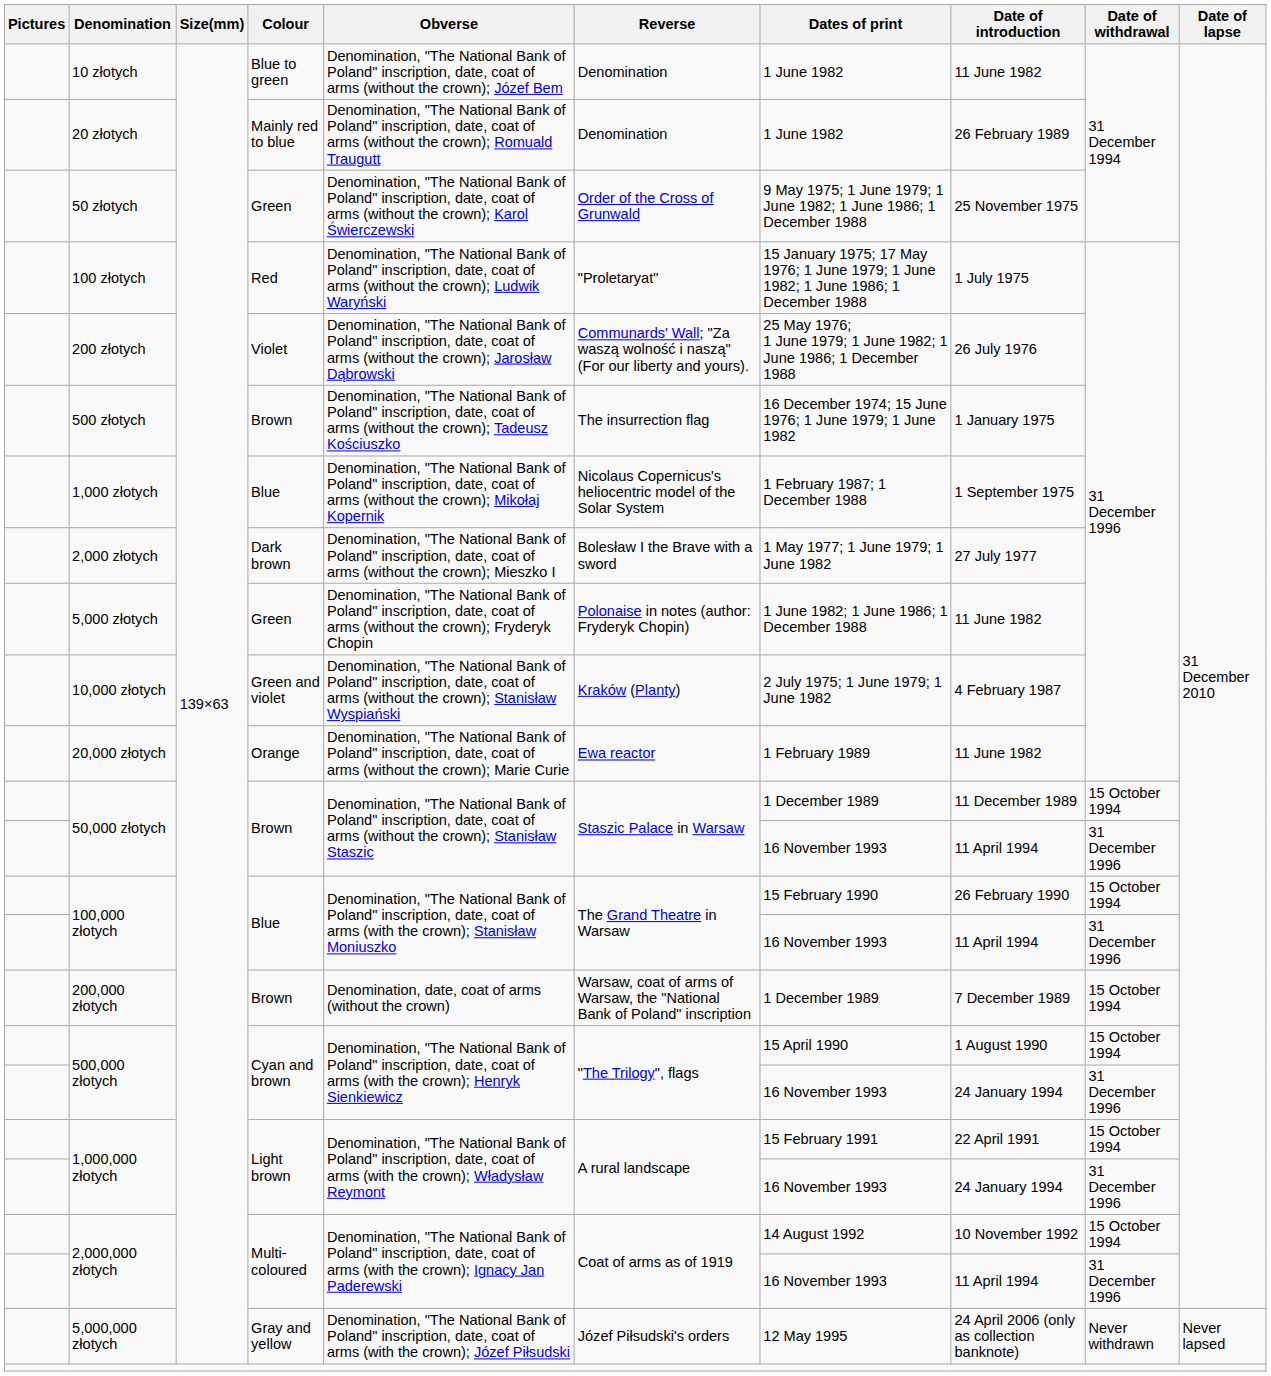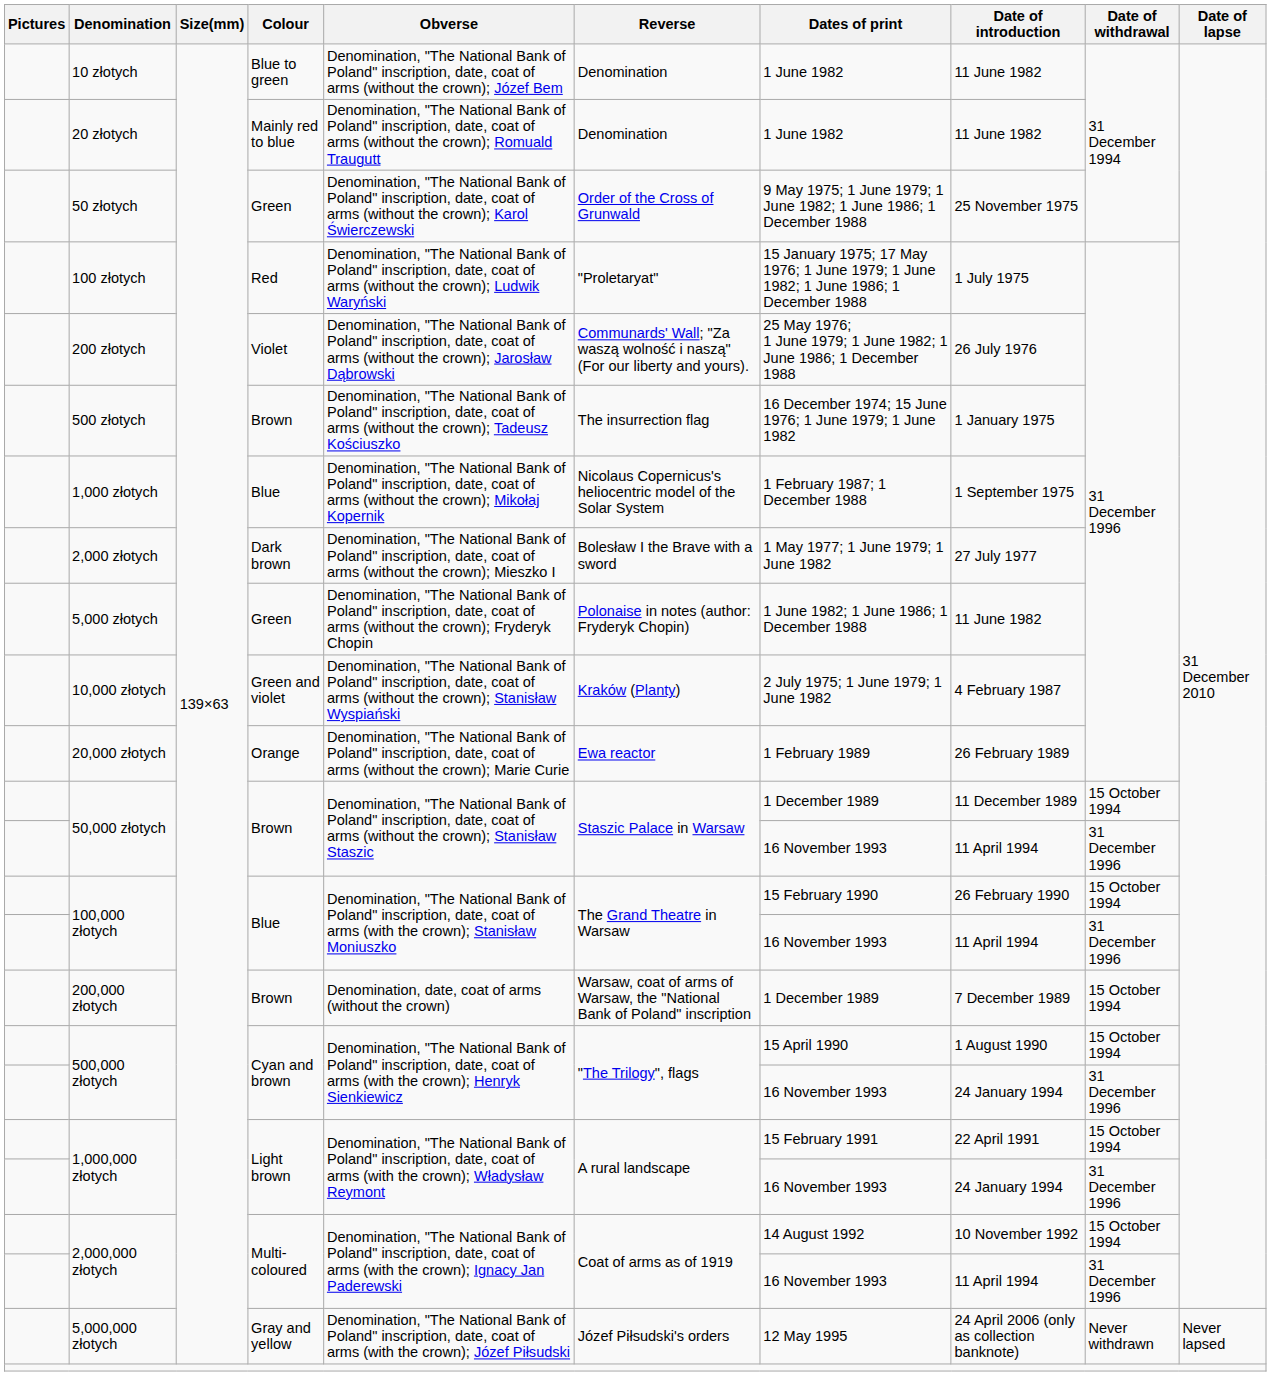(1012, 135) 26 February 1989 -> (998, 135) 11 June 1982
(998, 754) 11 June 1982 -> (1012, 754) 26 February 1989
